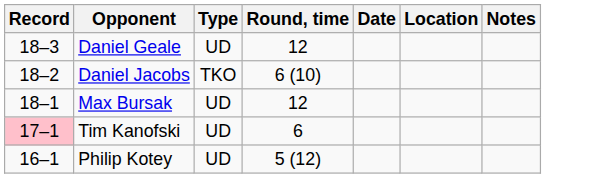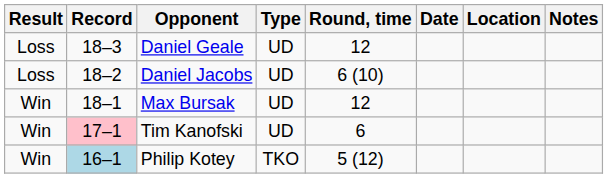+ column: (36, 19)
(218, 75) TKO -> (281, 75) UD
(39, 160) no background -> (102, 160) lightblue background
(218, 160) UD -> (281, 160) TKO
